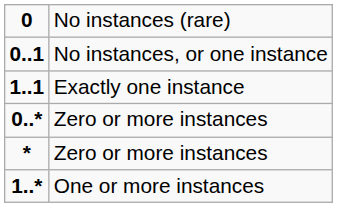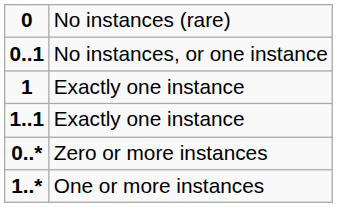+ row: (27, 86)
- row: (27, 152)
